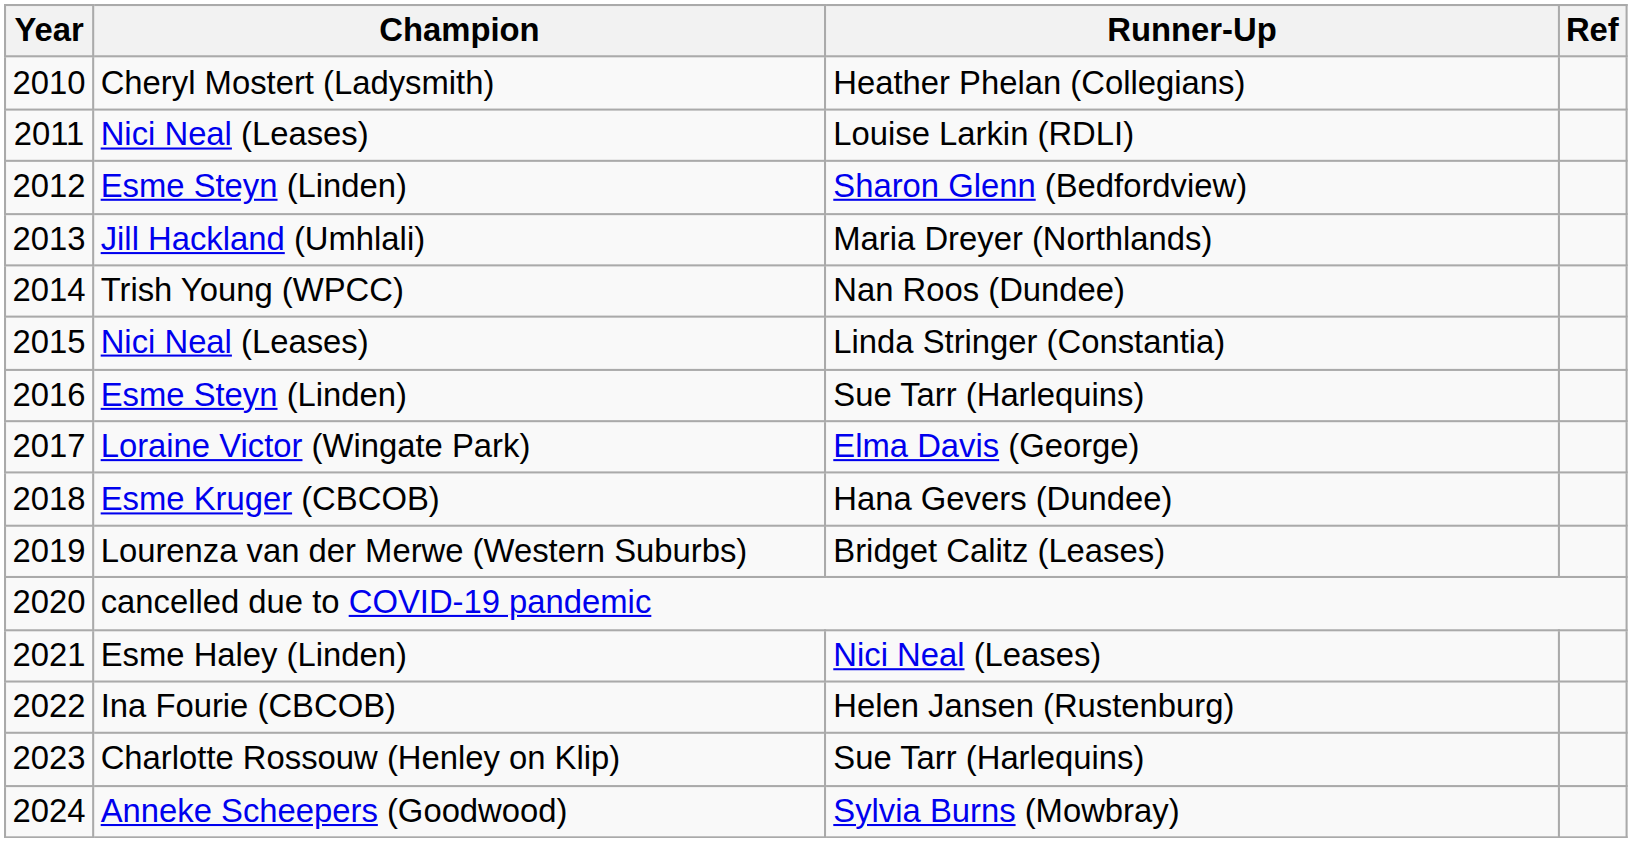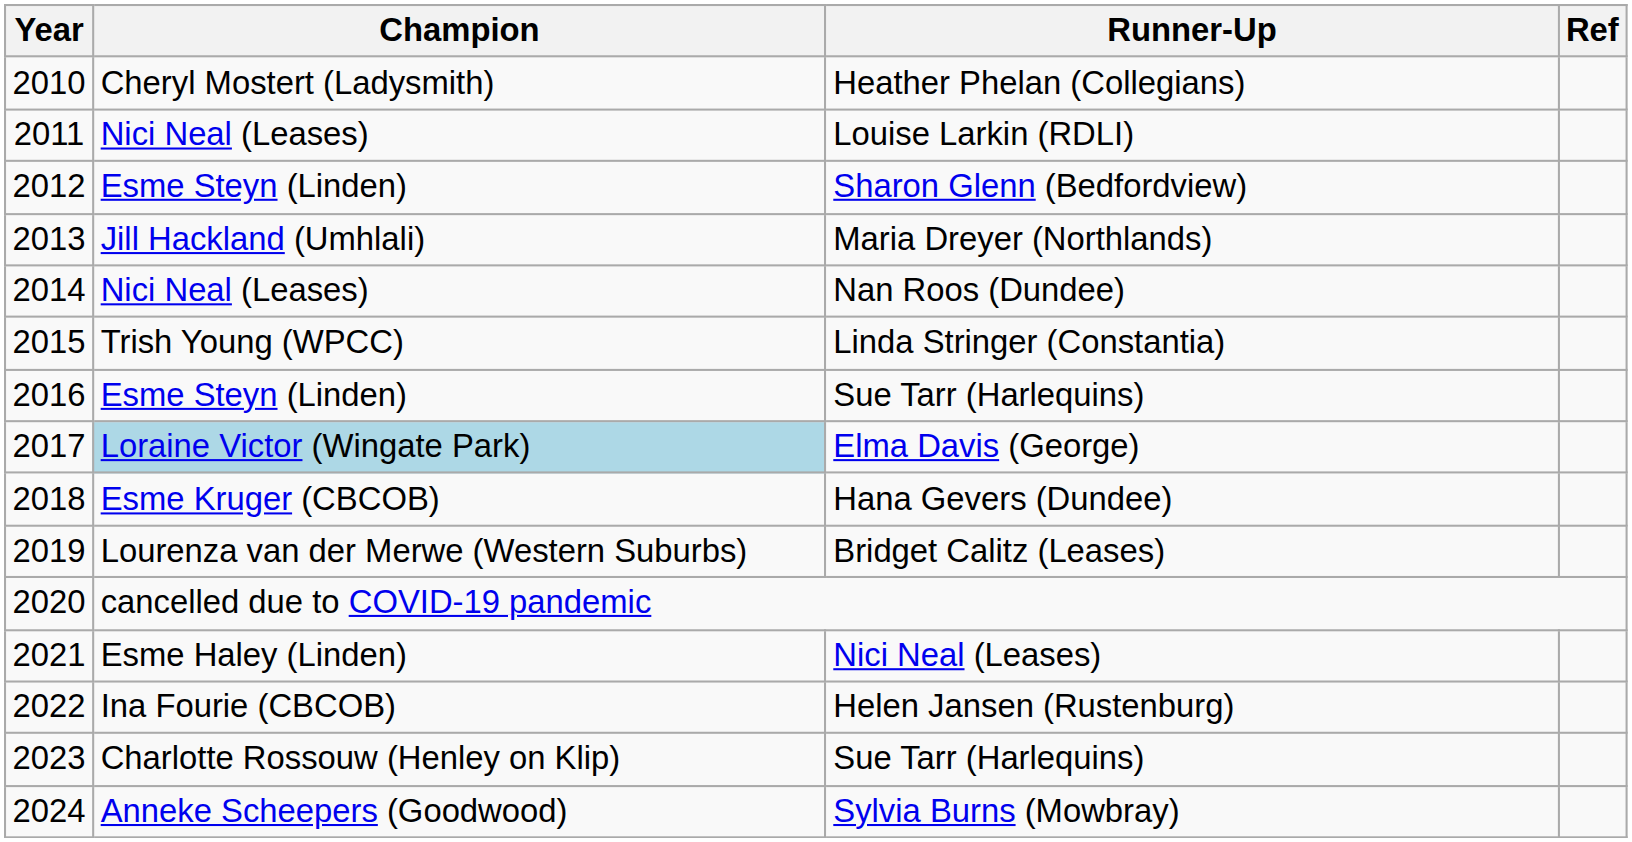(252, 290) Trish Young (WPCC) -> (235, 290) Nici Neal (Leases)
(235, 342) Nici Neal (Leases) -> (252, 342) Trish Young (WPCC)
(315, 446) no background -> (315, 446) lightblue background
